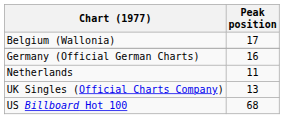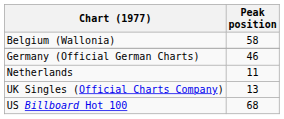(253, 40) 17 -> (253, 40) 58
(253, 57) 16 -> (253, 57) 46
